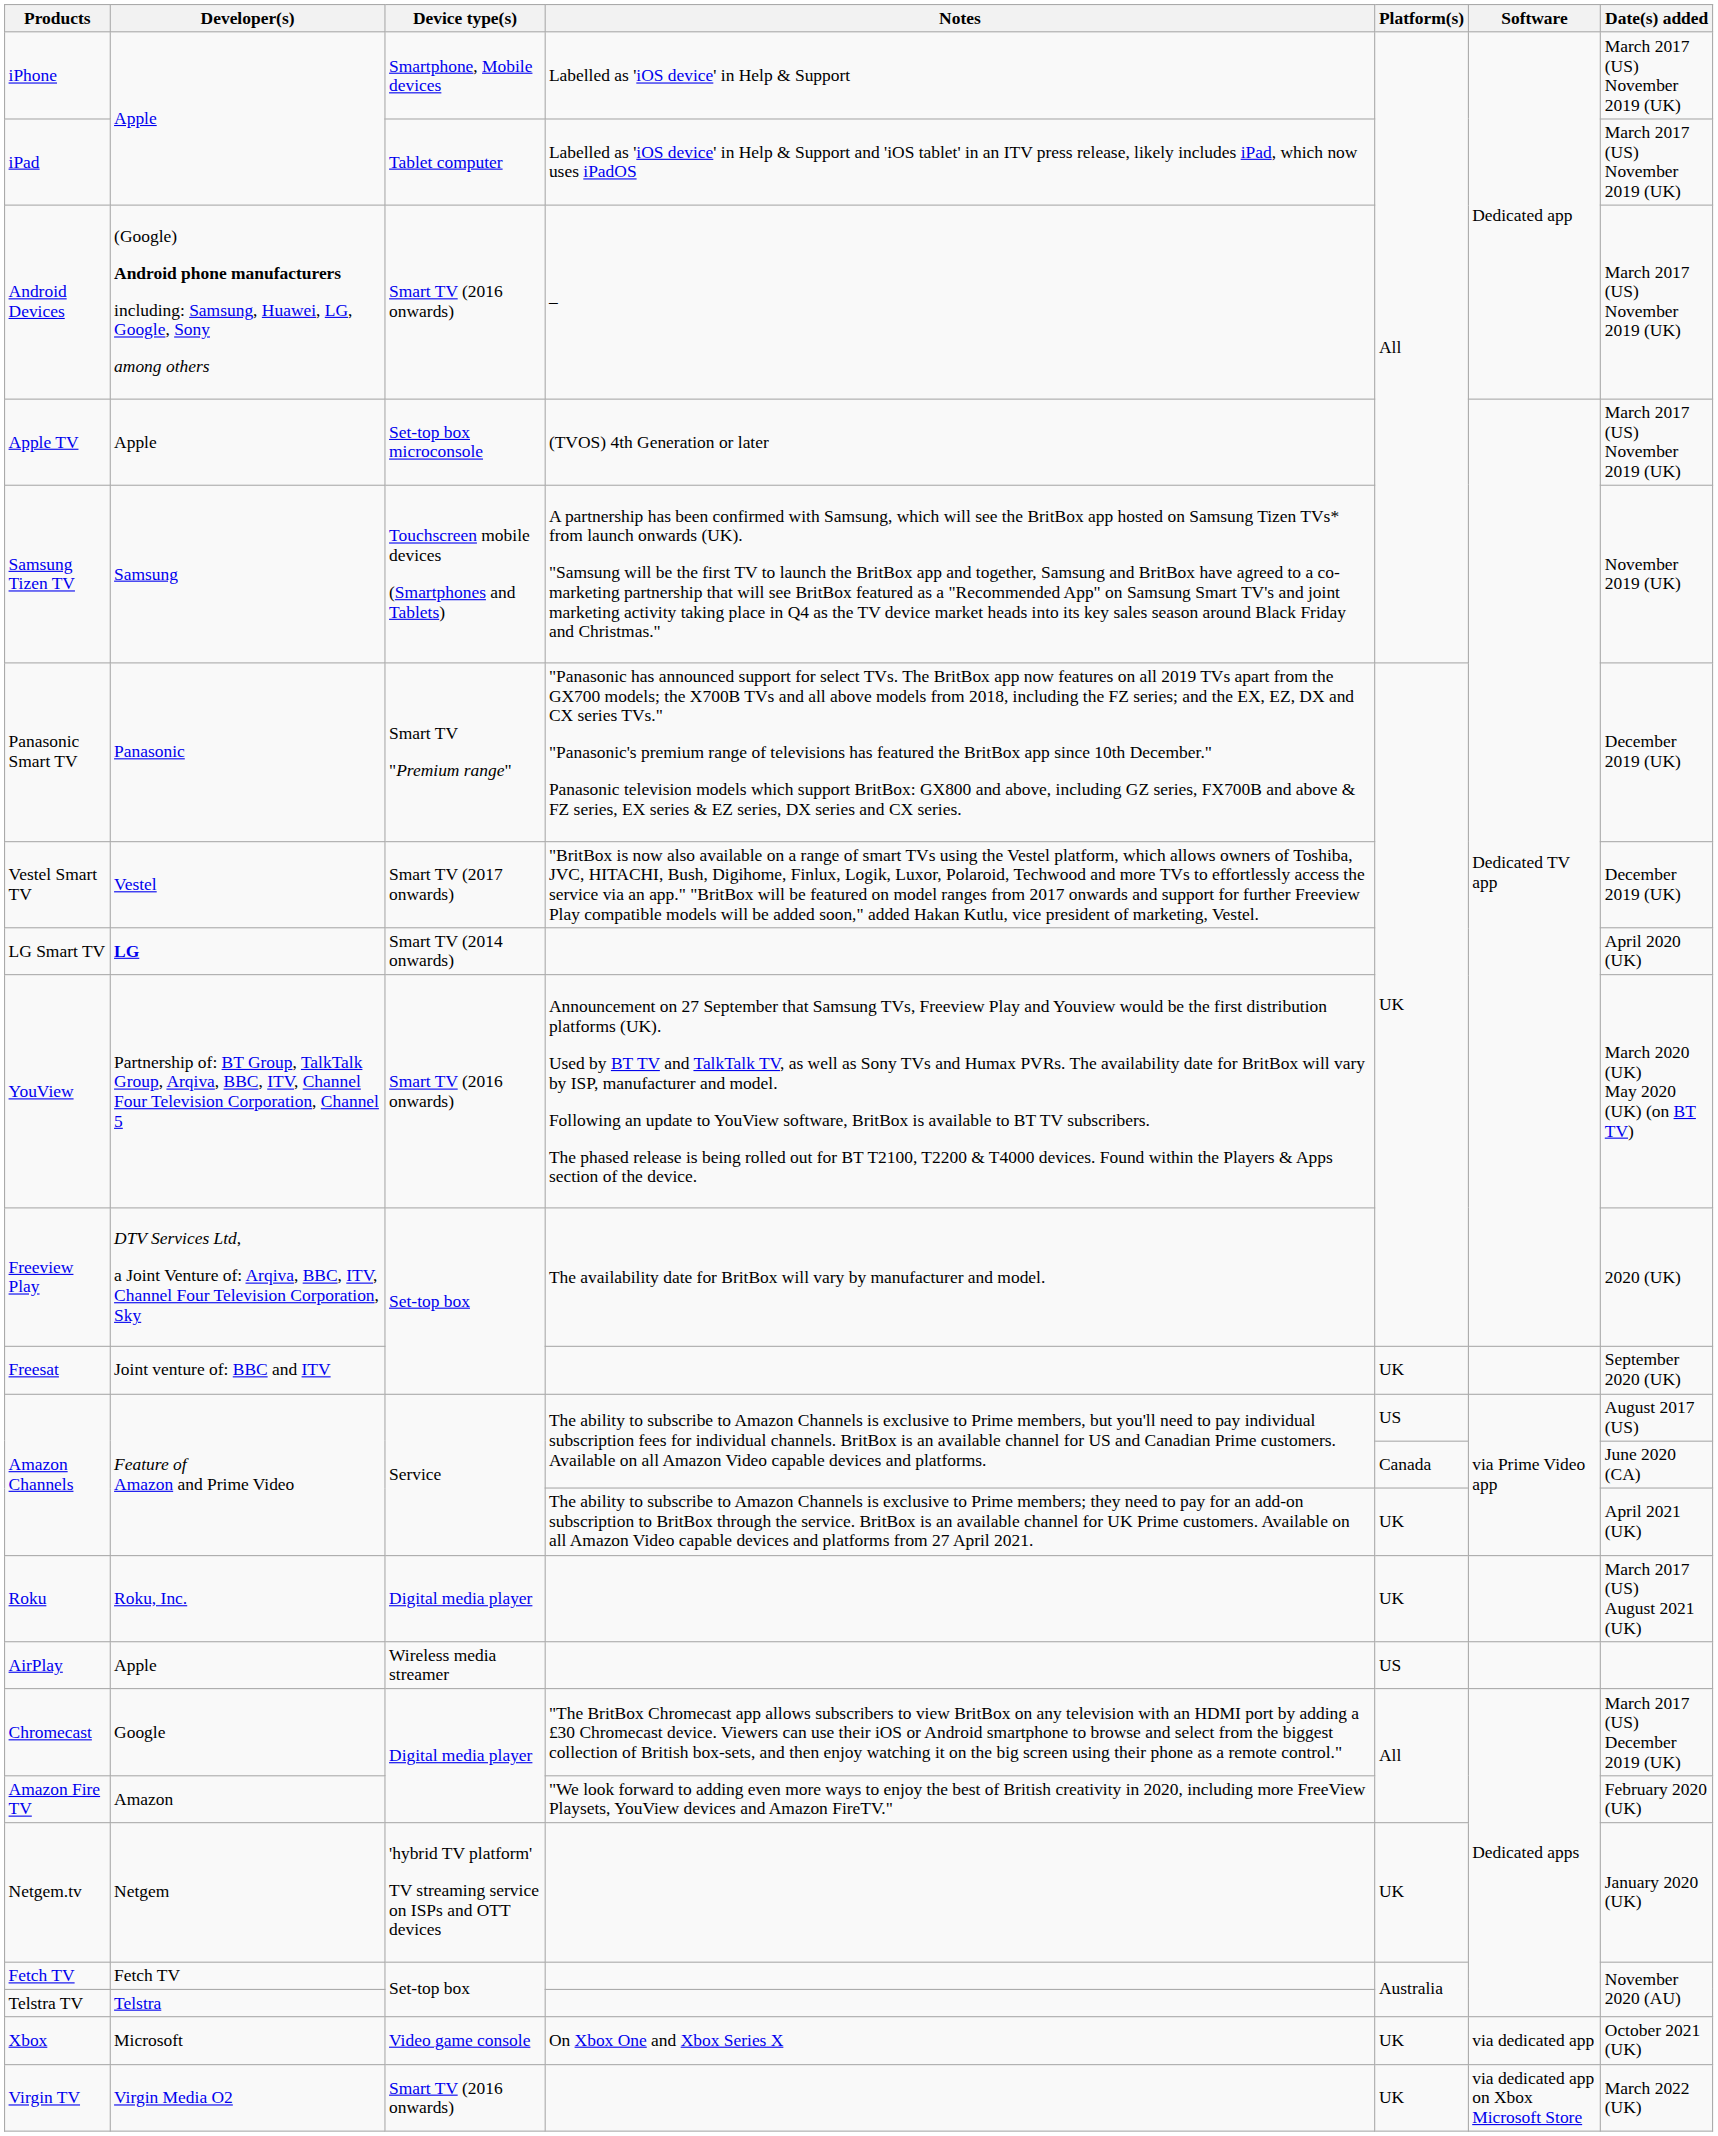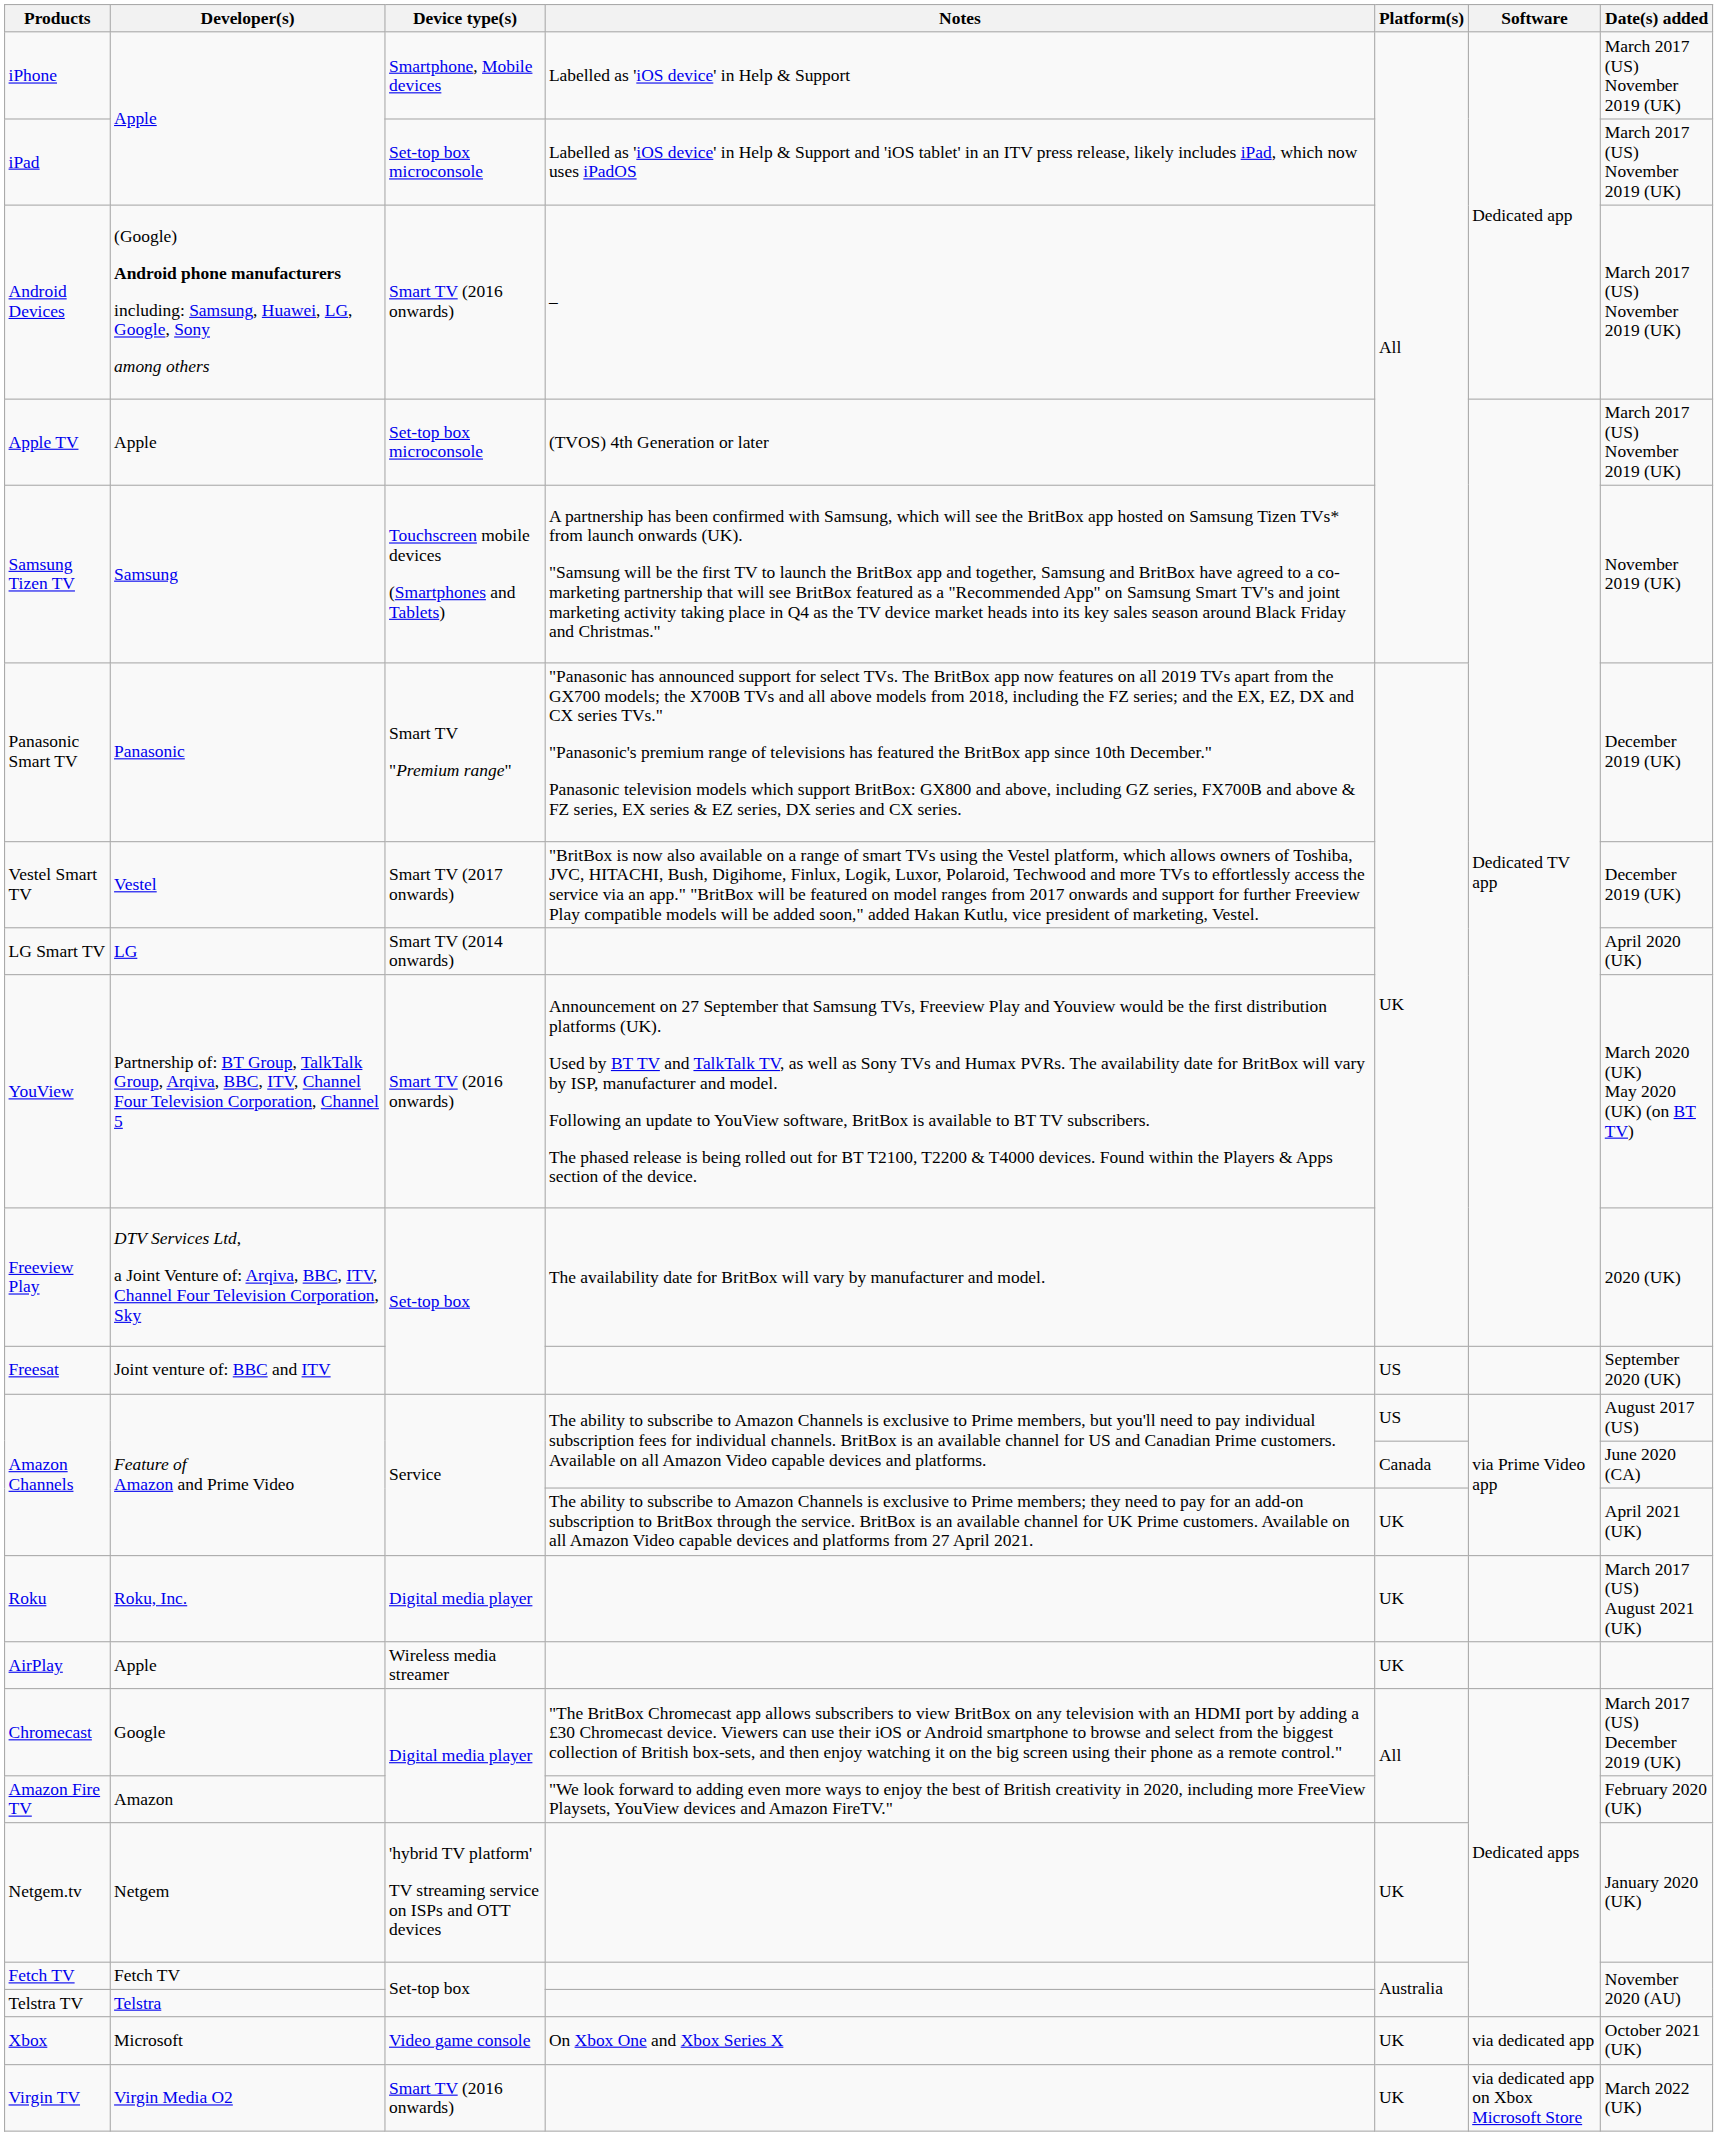(446, 161) Tablet computer -> (436, 161) Set-top box microconsole
(127, 951) bold -> (126, 951) normal
(1392, 1370) UK -> (1390, 1370) US
(1390, 1665) US -> (1392, 1665) UK
